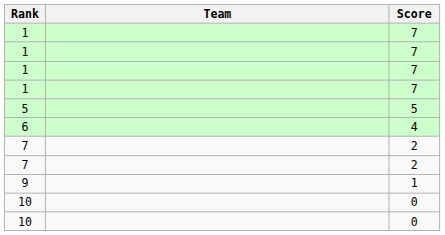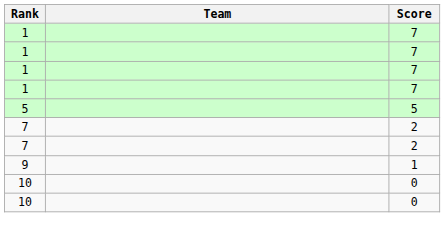- row: (25, 127)
